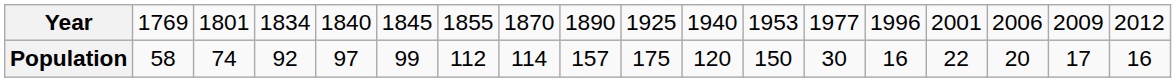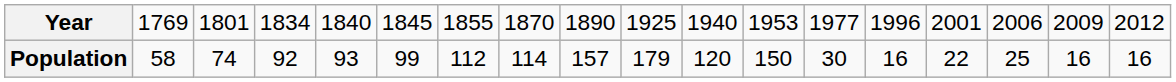(346, 58) 97 -> (346, 58) 93
(651, 58) 175 -> (651, 58) 179
(1017, 58) 20 -> (1017, 58) 25
(1078, 58) 17 -> (1078, 58) 16
